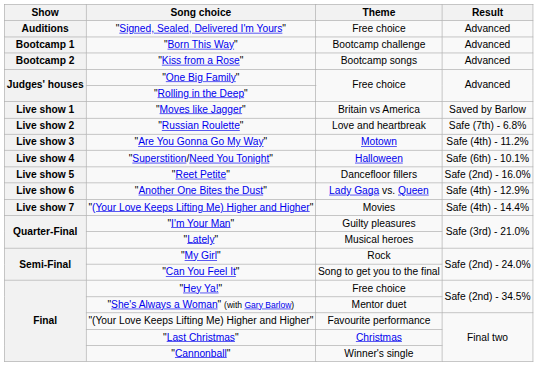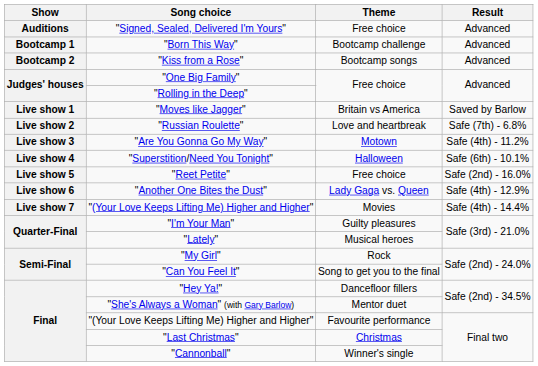(379, 175) Dancefloor fillers -> (379, 175) Free choice
(379, 288) Free choice -> (379, 288) Dancefloor fillers
